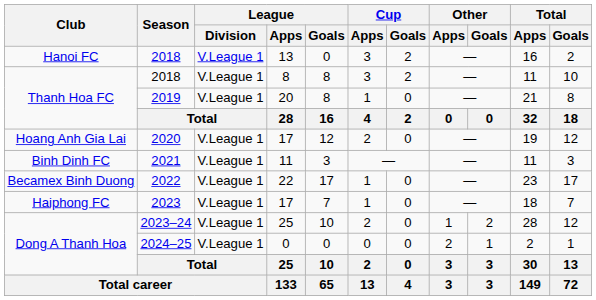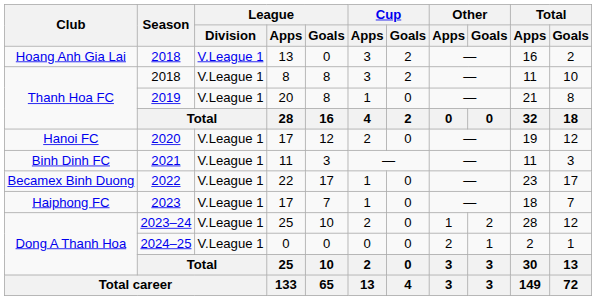(71, 56) Hanoi FC -> (71, 56) Hoang Anh Gia Lai
(71, 139) Hoang Anh Gia Lai -> (71, 139) Hanoi FC
